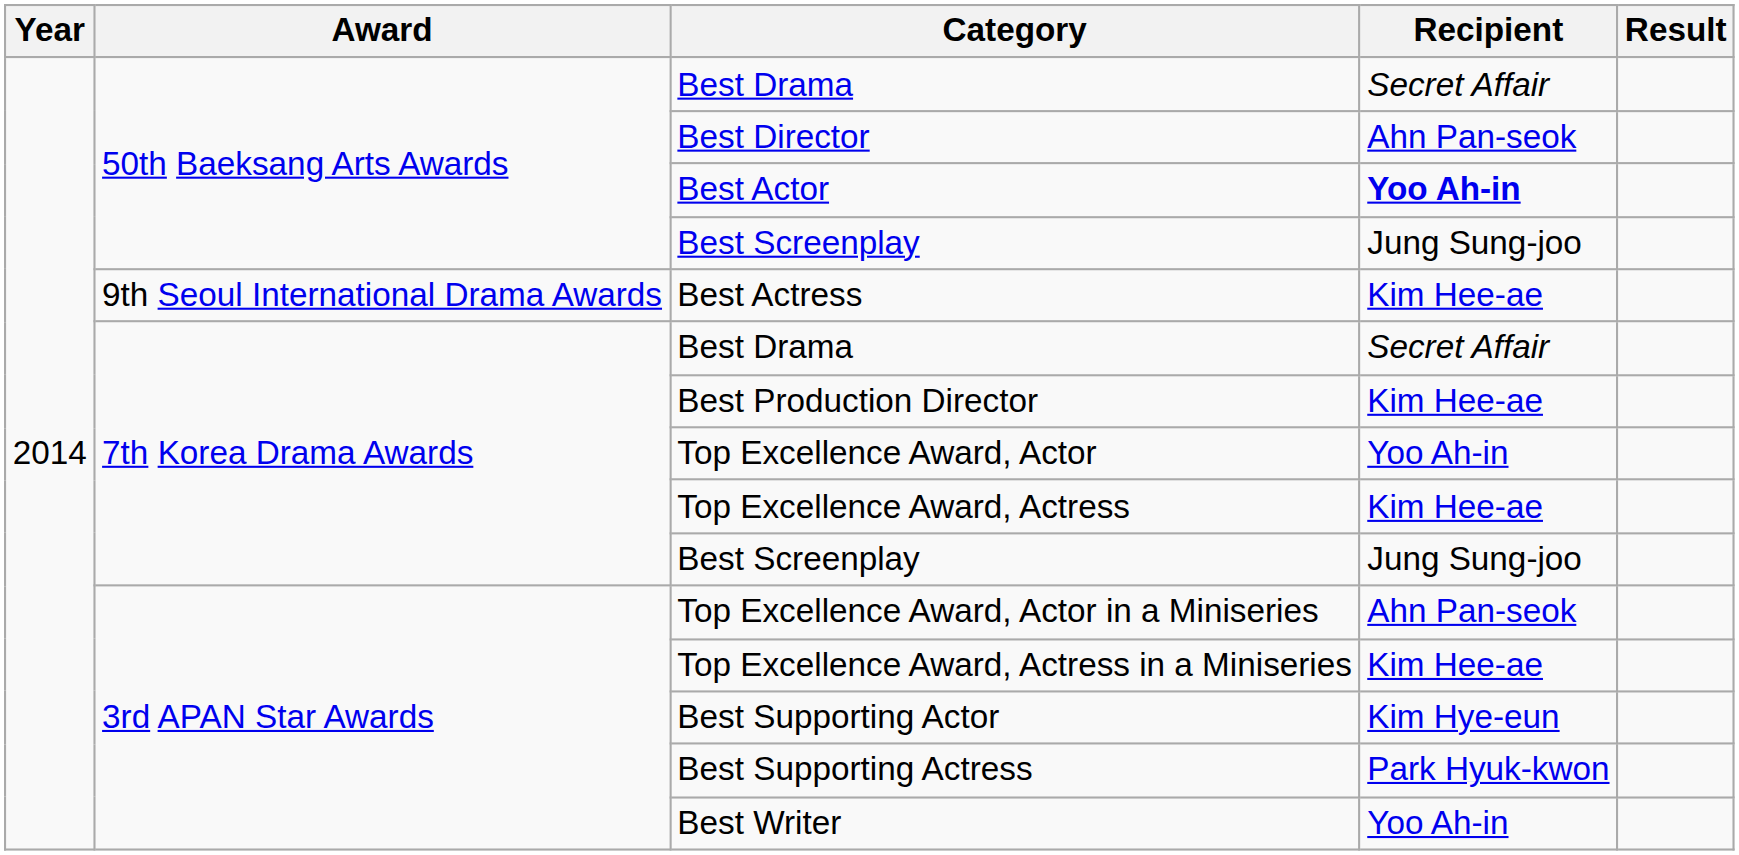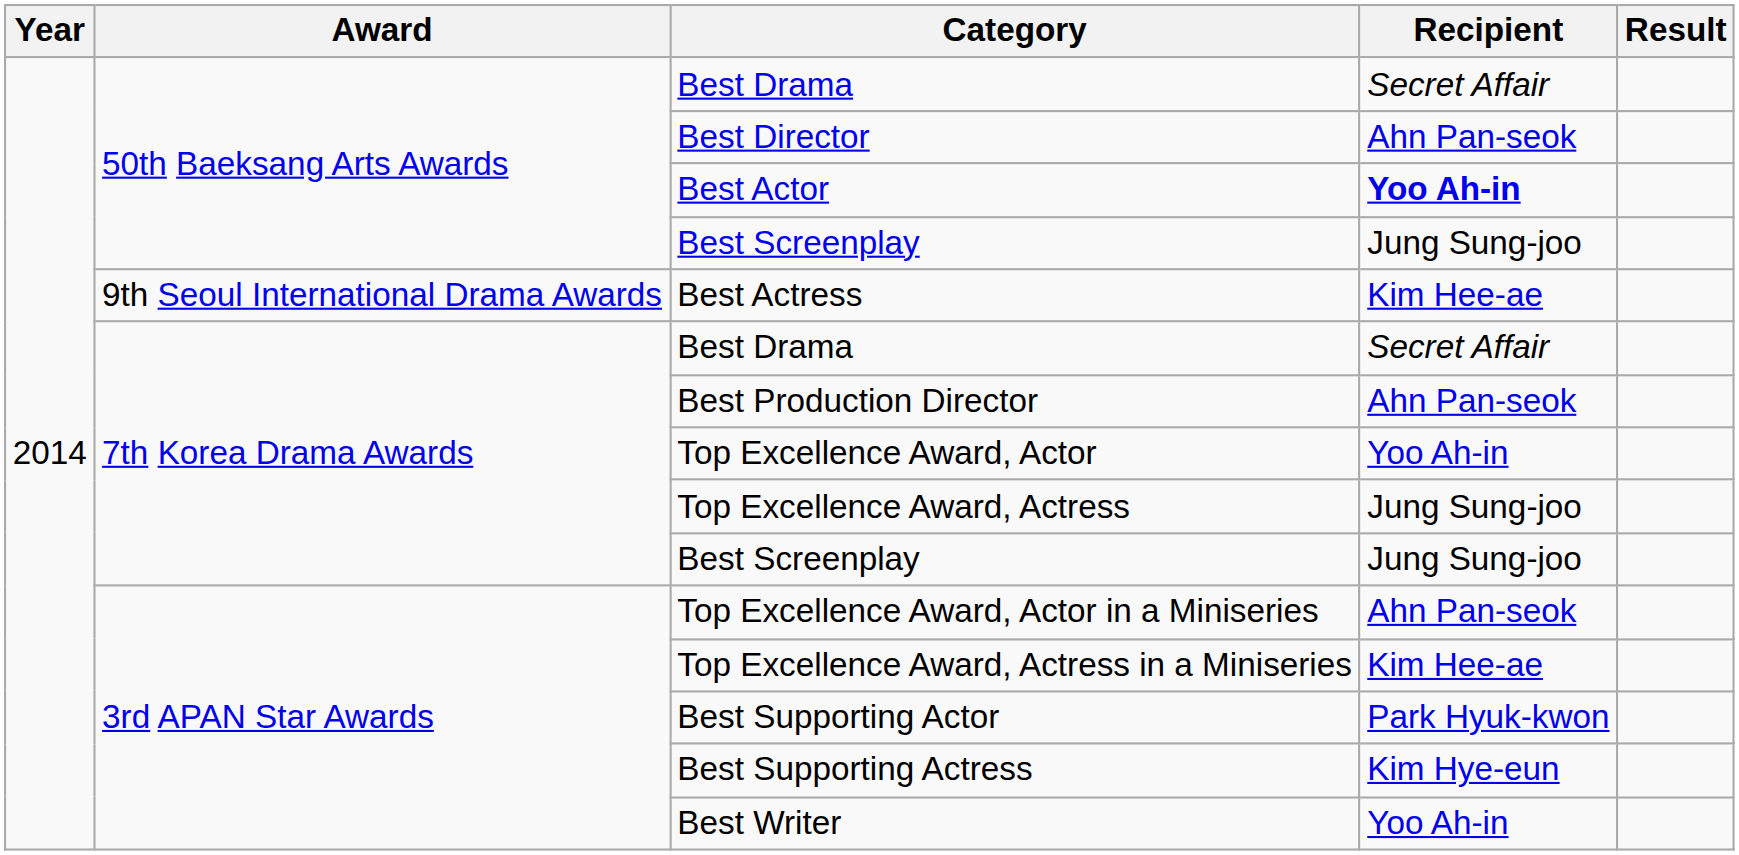(1455, 400) Kim Hee-ae -> (1472, 400) Ahn Pan-seok
(1455, 505) Kim Hee-ae -> (1475, 505) Jung Sung-joo
(1463, 717) Kim Hye-eun -> (1488, 717) Park Hyuk-kwon
(1488, 769) Park Hyuk-kwon -> (1463, 769) Kim Hye-eun
